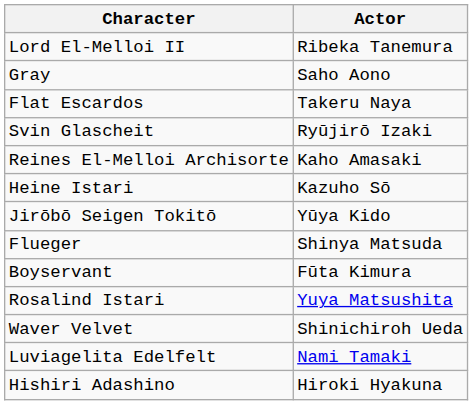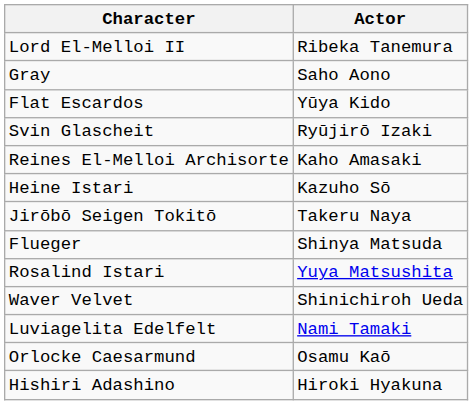(354, 103) Takeru Naya -> (344, 103) Yūya Kido
(344, 216) Yūya Kido -> (354, 216) Takeru Naya
- row: (61, 272)
+ row: (102, 357)
